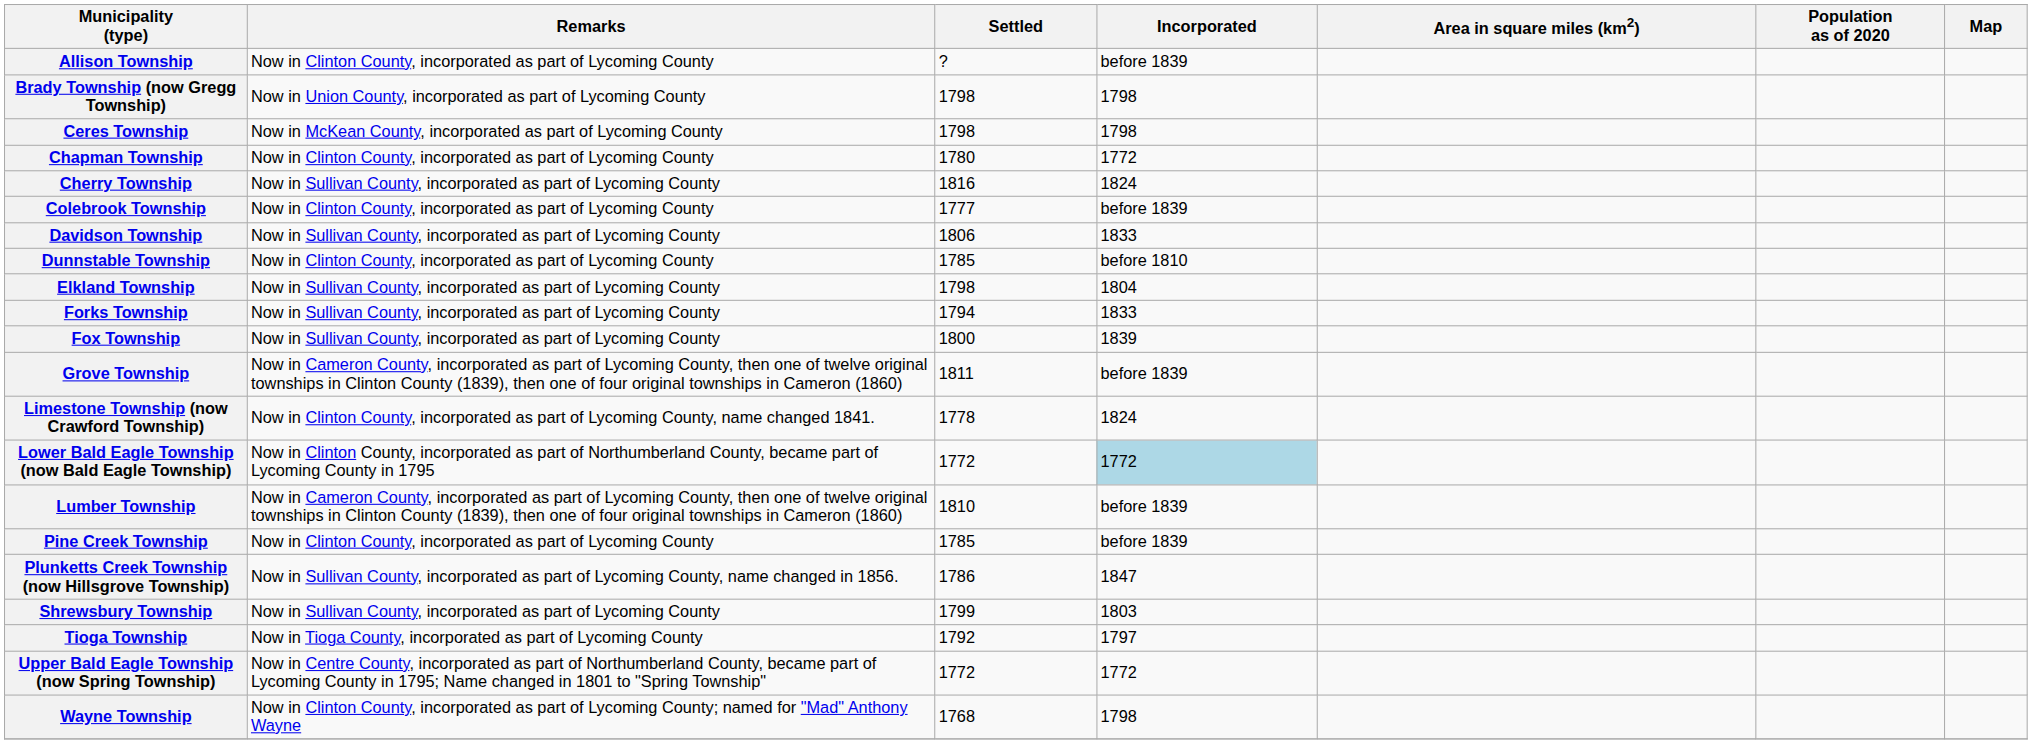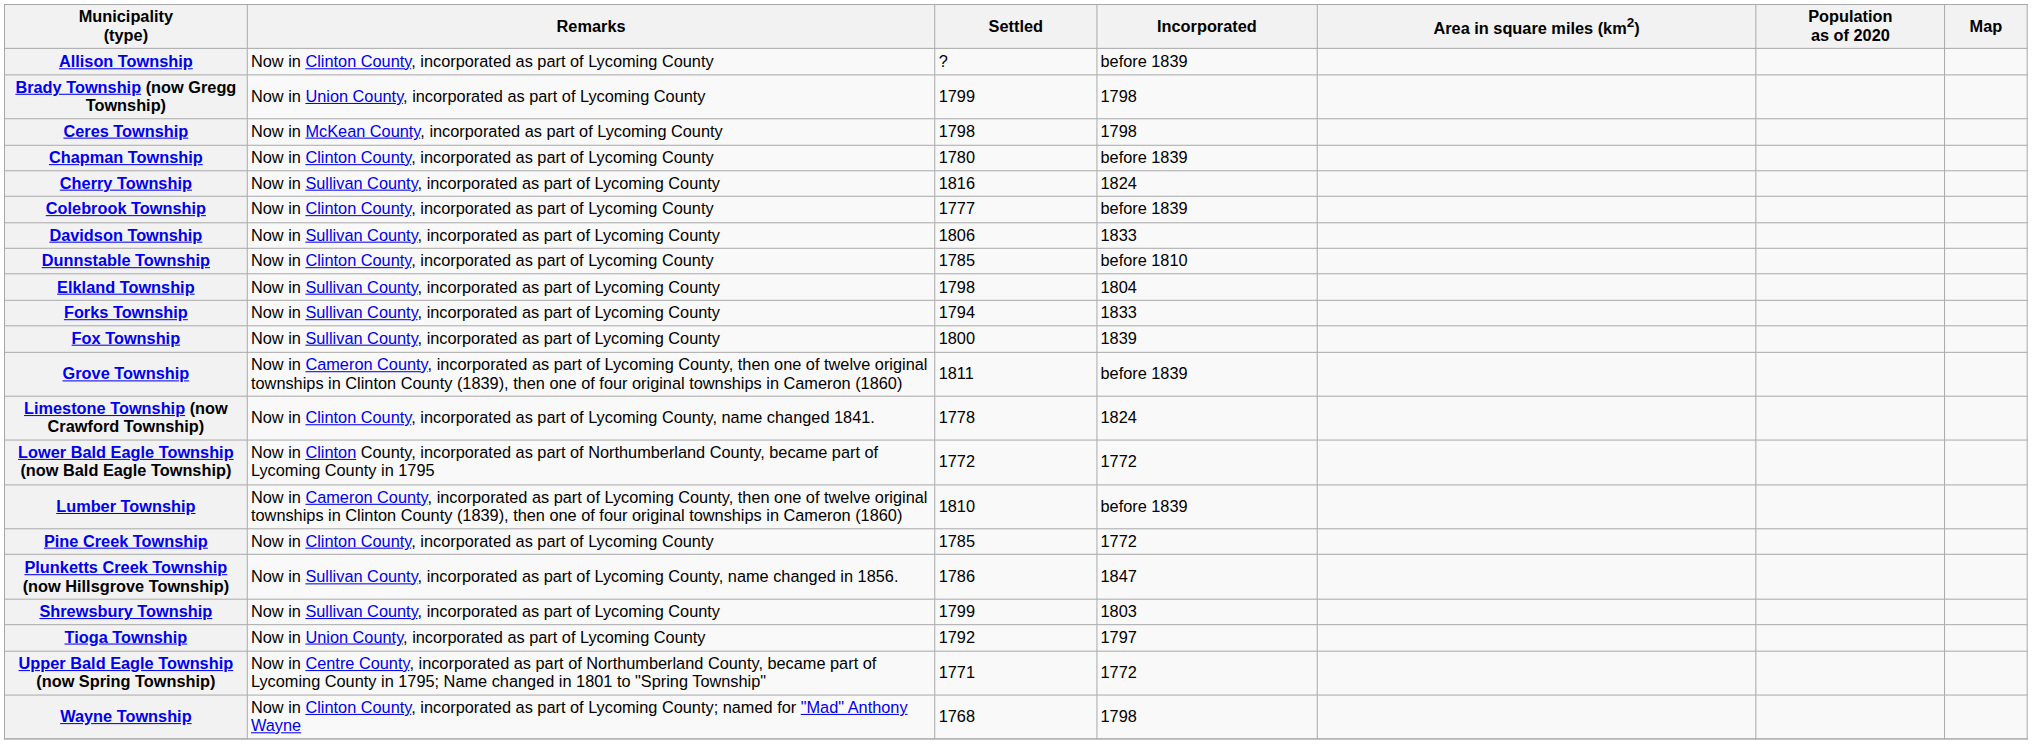(957, 96) 1798 -> (957, 96) 1799
(1119, 157) 1772 -> (1144, 157) before 1839
(1119, 462) lightblue background -> (1119, 462) no background
(1144, 541) before 1839 -> (1119, 541) 1772
(477, 637) Now in Tioga County, incorporated as part of Lycoming County -> (478, 637) Now in Union County, incorporated as part of Lycoming County
(957, 672) 1772 -> (957, 672) 1771
